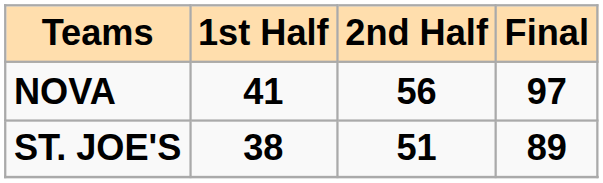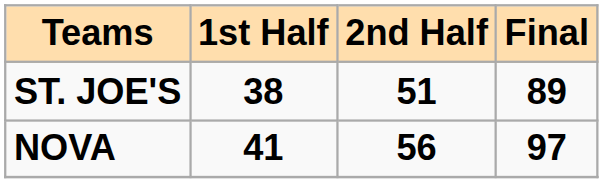rows swapped: (65, 90) <-> (98, 148)
